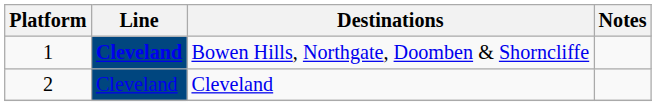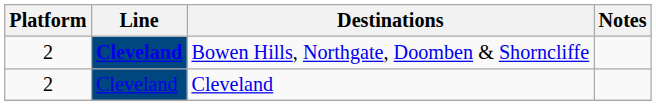(48, 52) 1 -> (48, 52) 2
